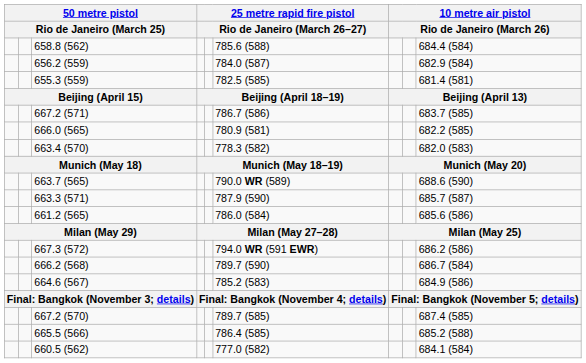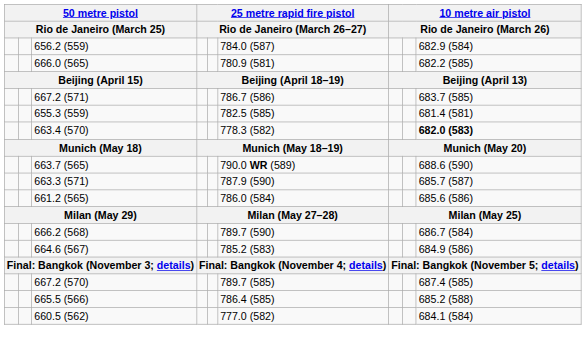- row: (61, 47)
rows swapped: (61, 80) <-> (61, 131)
(446, 148) normal -> (446, 131) bold
- row: (61, 249)
